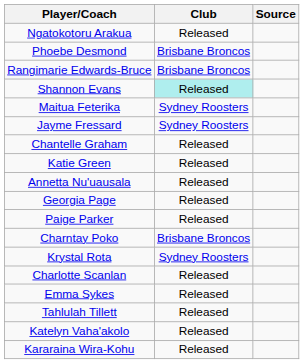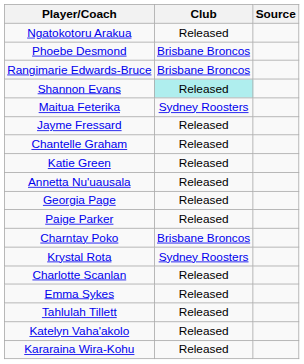(204, 126) Sydney Roosters -> (204, 126) Released
